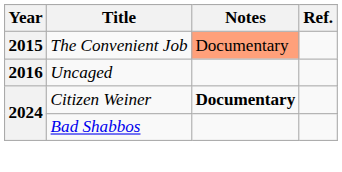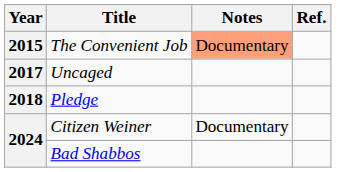(26, 72) 2016 -> (26, 72) 2017
+ row: (74, 99)
(245, 99) bold -> (242, 126) normal
